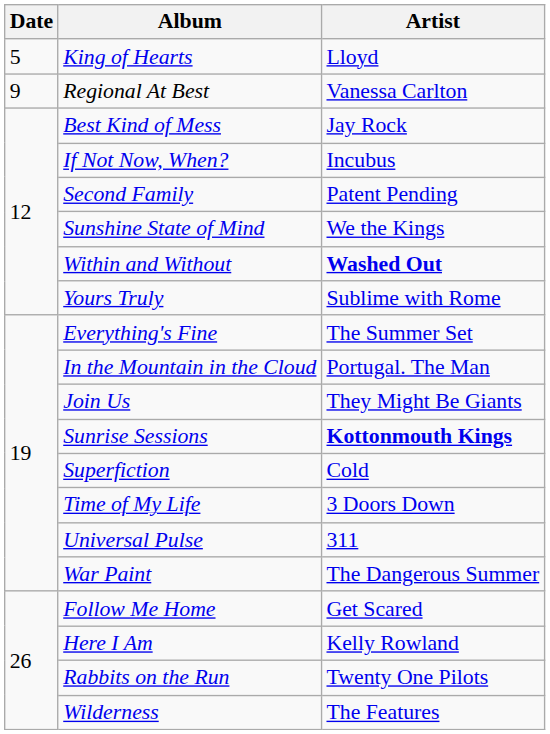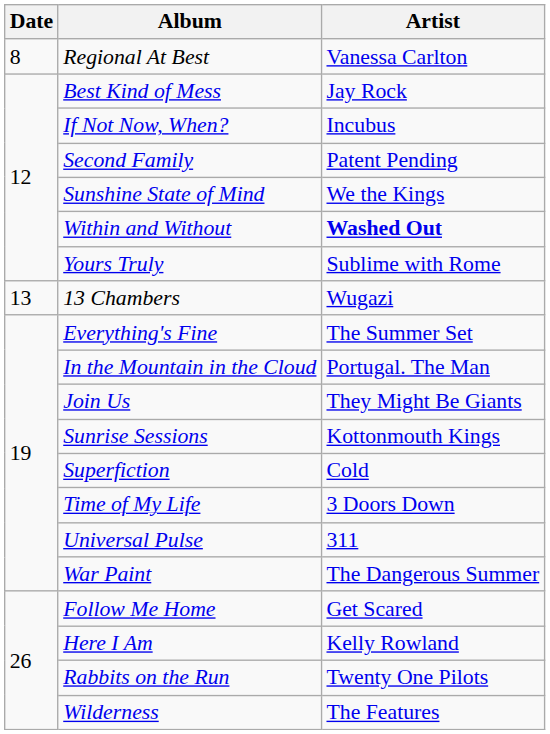- row: (128, 56)
(15, 90) 9 -> (15, 56) 8
+ row: (122, 297)
(419, 435) bold -> (413, 435) normal
